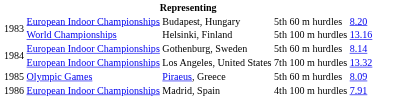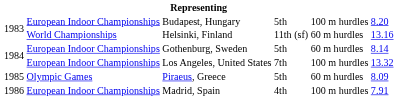(316, 21) 60 m hurdles -> (339, 21) 100 m hurdles
(281, 35) 5th -> (291, 35) 11th (sf)
(318, 35) 100 m hurdles -> (337, 35) 60 m hurdles
